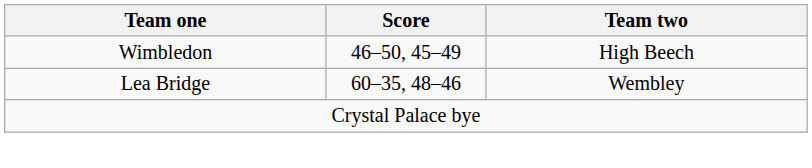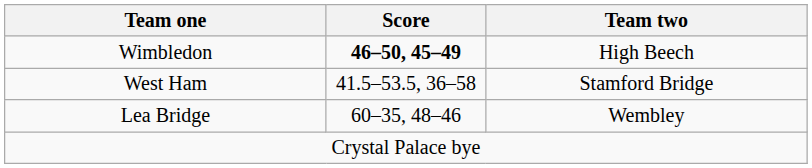(406, 52) normal -> (406, 52) bold
+ row: (165, 83)
